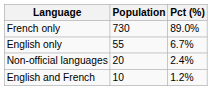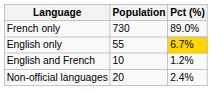(182, 45) no background -> (182, 45) gold background
rows swapped: (51, 77) <-> (57, 61)
